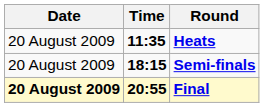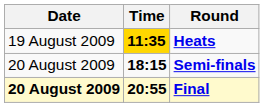(61, 41) 20 August 2009 -> (61, 41) 19 August 2009
(146, 41) no background -> (146, 41) gold background
